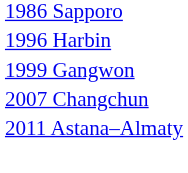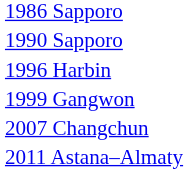+ row: (64, 40)
